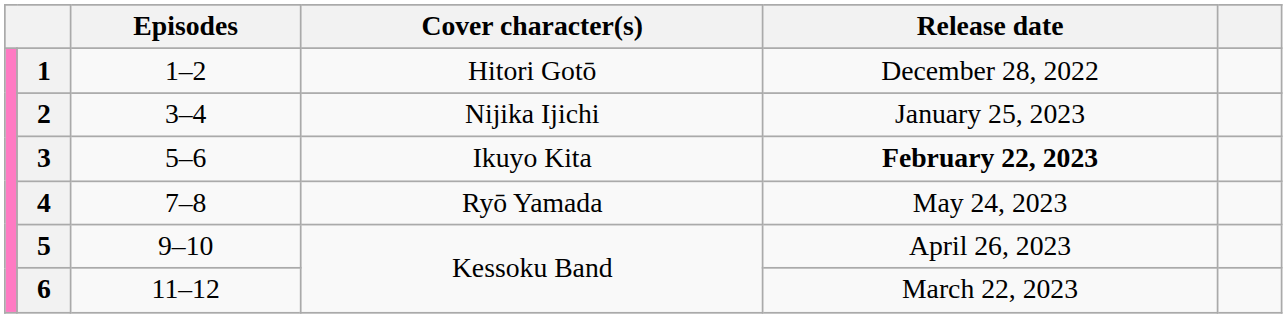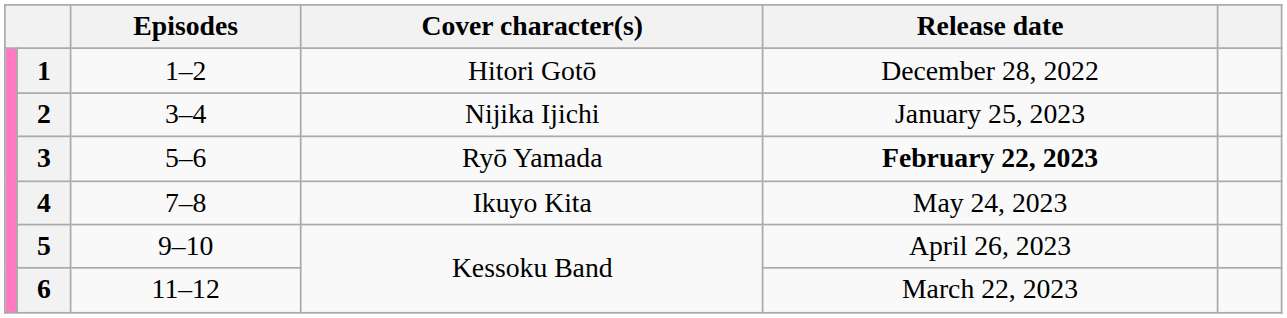(532, 158) Ikuyo Kita -> (532, 158) Ryō Yamada
(532, 202) Ryō Yamada -> (532, 202) Ikuyo Kita
